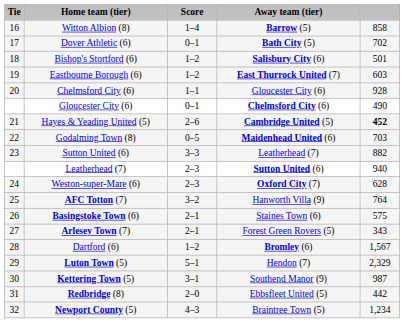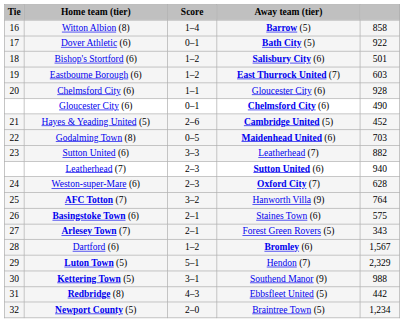(380, 44) 702 -> (380, 44) 922
(380, 122) bold -> (380, 122) normal
(380, 279) 987 -> (380, 279) 988
(192, 294) 2–0 -> (192, 294) 4–3
(192, 310) 4–3 -> (192, 310) 2–0
